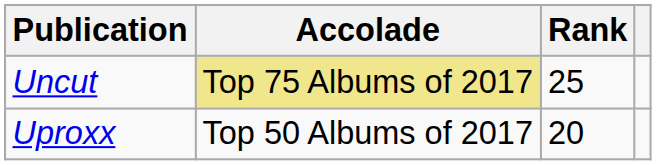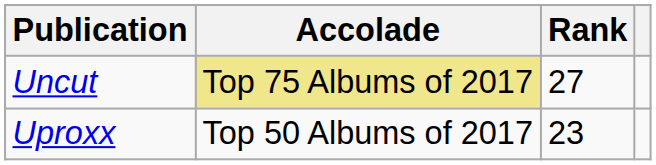(566, 81) 25 -> (566, 81) 27
(566, 133) 20 -> (566, 133) 23
